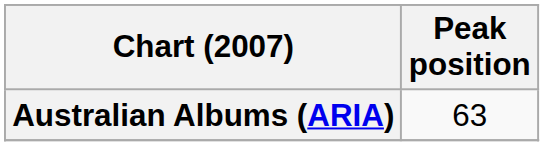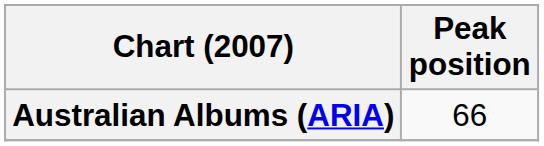(470, 114) 63 -> (470, 114) 66
